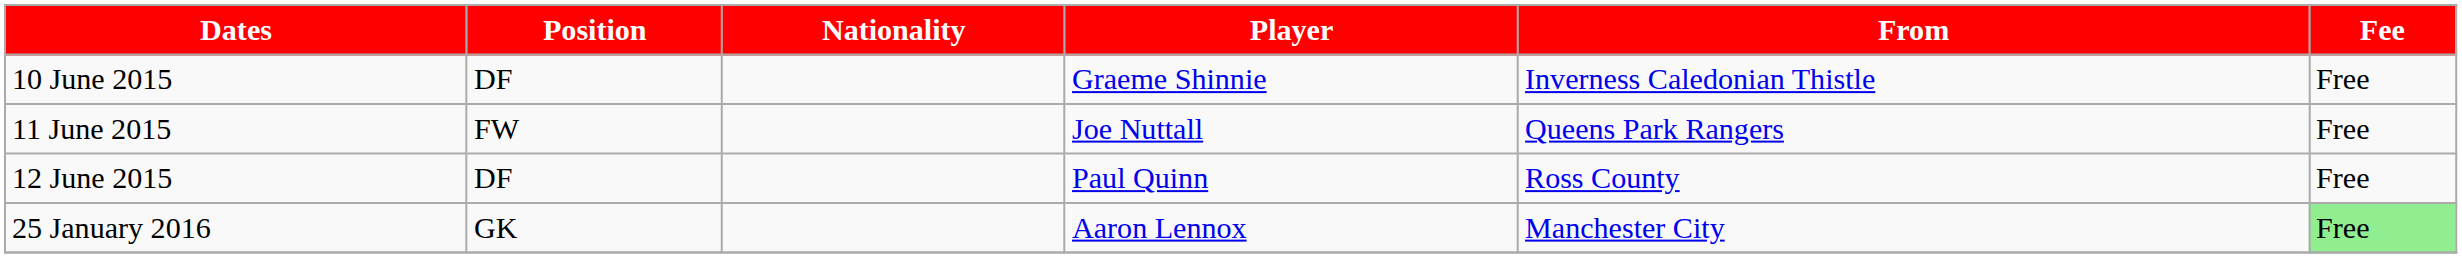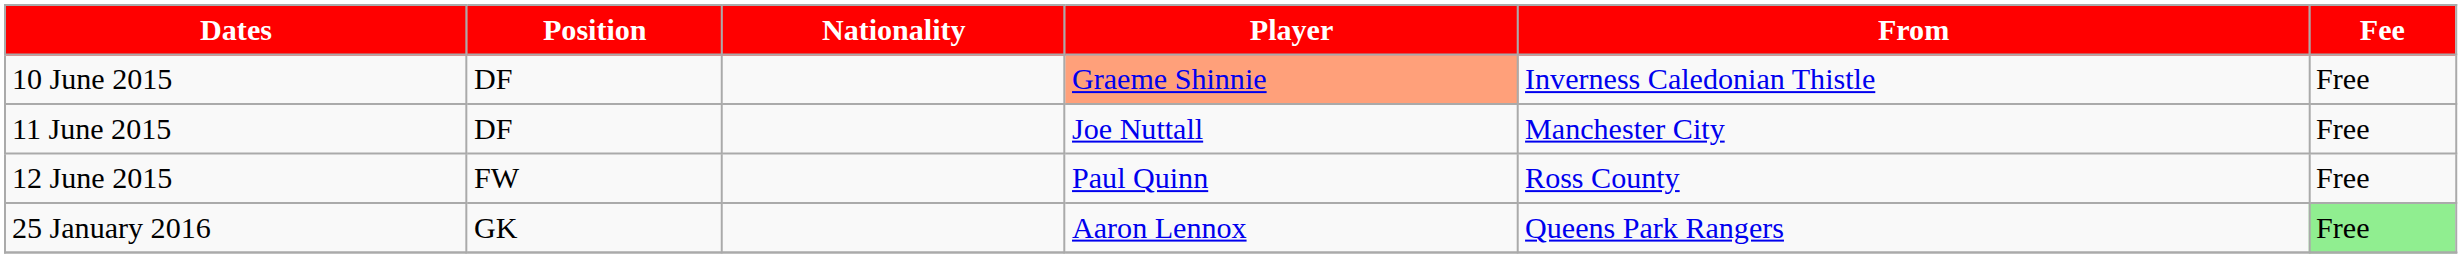(1169, 79) no background -> (1169, 79) lightsalmon background
(497, 128) FW -> (493, 128) DF
(1655, 128) Queens Park Rangers -> (1625, 128) Manchester City
(493, 178) DF -> (497, 178) FW
(1625, 227) Manchester City -> (1655, 227) Queens Park Rangers
